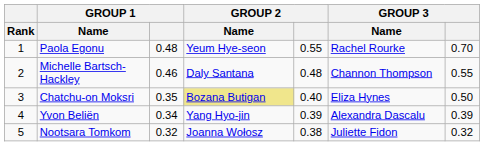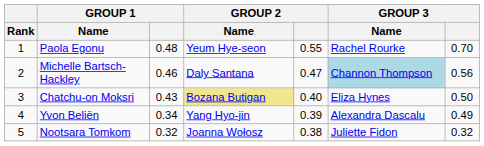(311, 73) 0.48 -> (311, 73) 0.47
(381, 73) no background -> (381, 73) lightblue background
(462, 73) 0.55 -> (462, 73) 0.56
(167, 97) 0.35 -> (167, 97) 0.43
(462, 115) 0.39 -> (462, 115) 0.49
